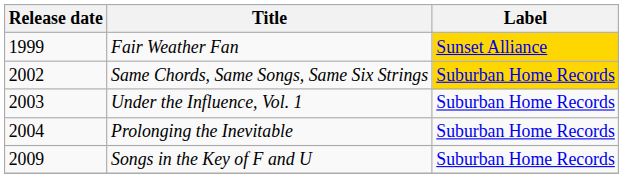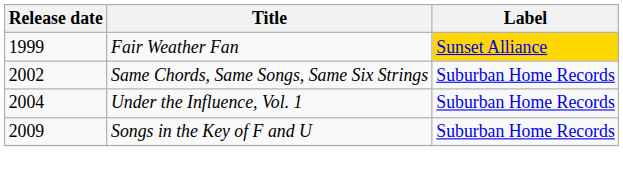(526, 74) gold background -> (526, 74) no background
(26, 103) 2003 -> (26, 103) 2004
- row: (202, 131)
